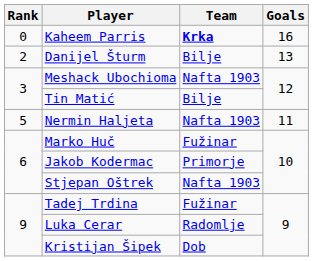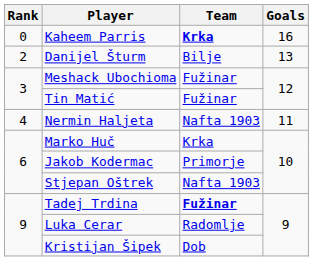(221, 78) Nafta 1903 -> (210, 78) Fužinar
(202, 99) Bilje -> (210, 99) Fužinar
(23, 120) 5 -> (23, 120) 4
(210, 141) Fužinar -> (198, 141) Krka
(210, 204) normal -> (210, 204) bold
